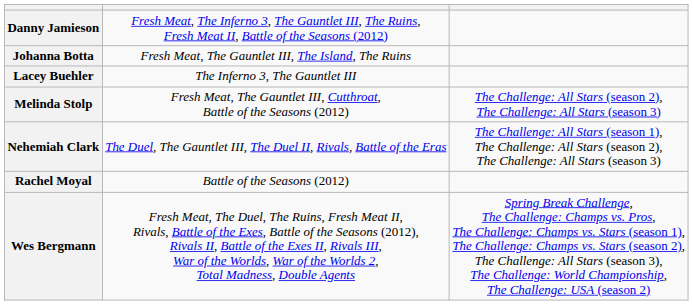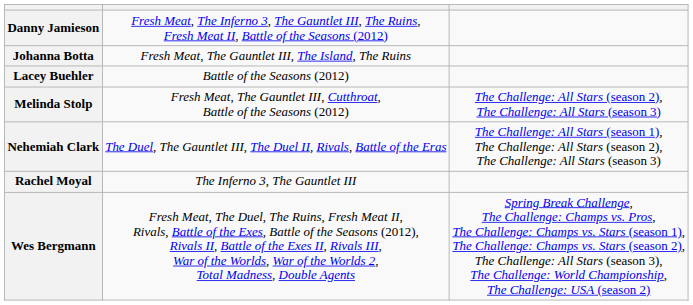(276, 76) The Inferno 3, The Gauntlet III -> (276, 76) Battle of the Seasons (2012)
(276, 181) Battle of the Seasons (2012) -> (276, 181) The Inferno 3, The Gauntlet III
